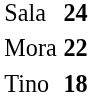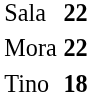(76, 13) 24 -> (76, 13) 22
